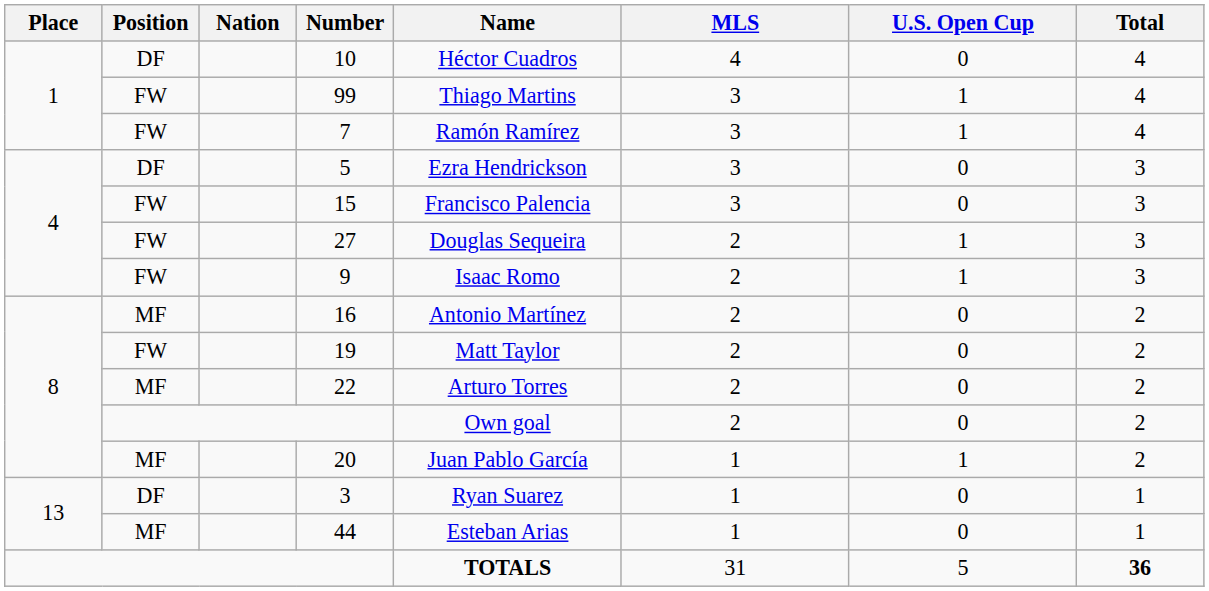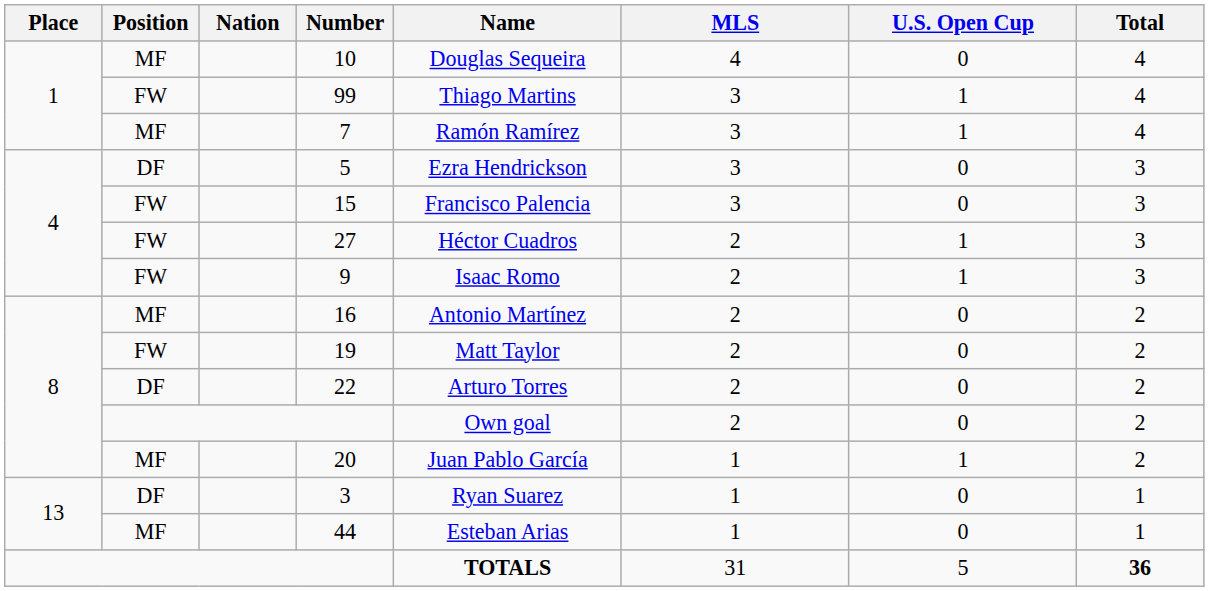(151, 59) DF -> (151, 59) MF
(508, 59) Héctor Cuadros -> (508, 59) Douglas Sequeira
(151, 131) FW -> (151, 131) MF
(508, 240) Douglas Sequeira -> (508, 240) Héctor Cuadros
(151, 386) MF -> (151, 386) DF
